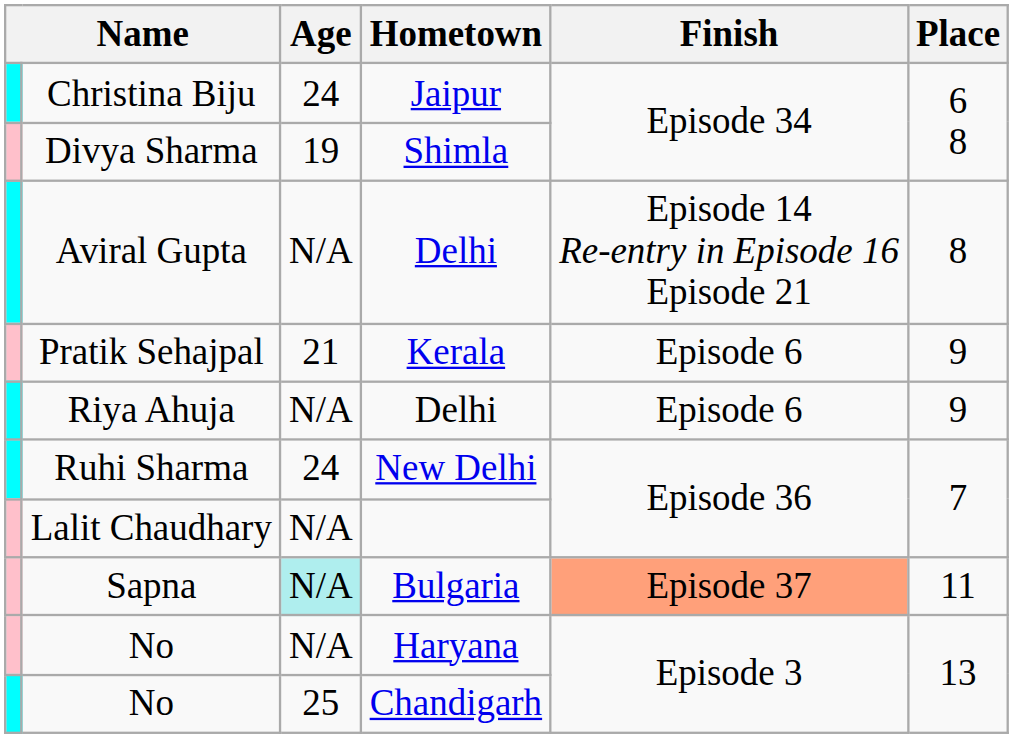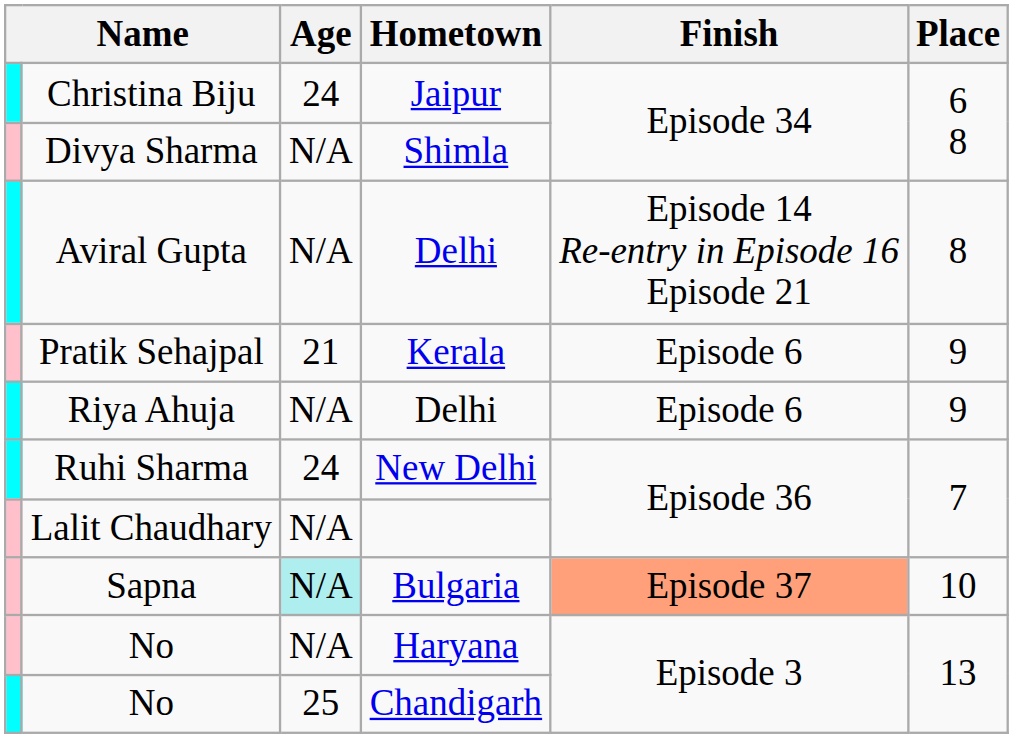(321, 151) 19 -> (321, 151) N/A
(958, 585) 11 -> (958, 585) 10
